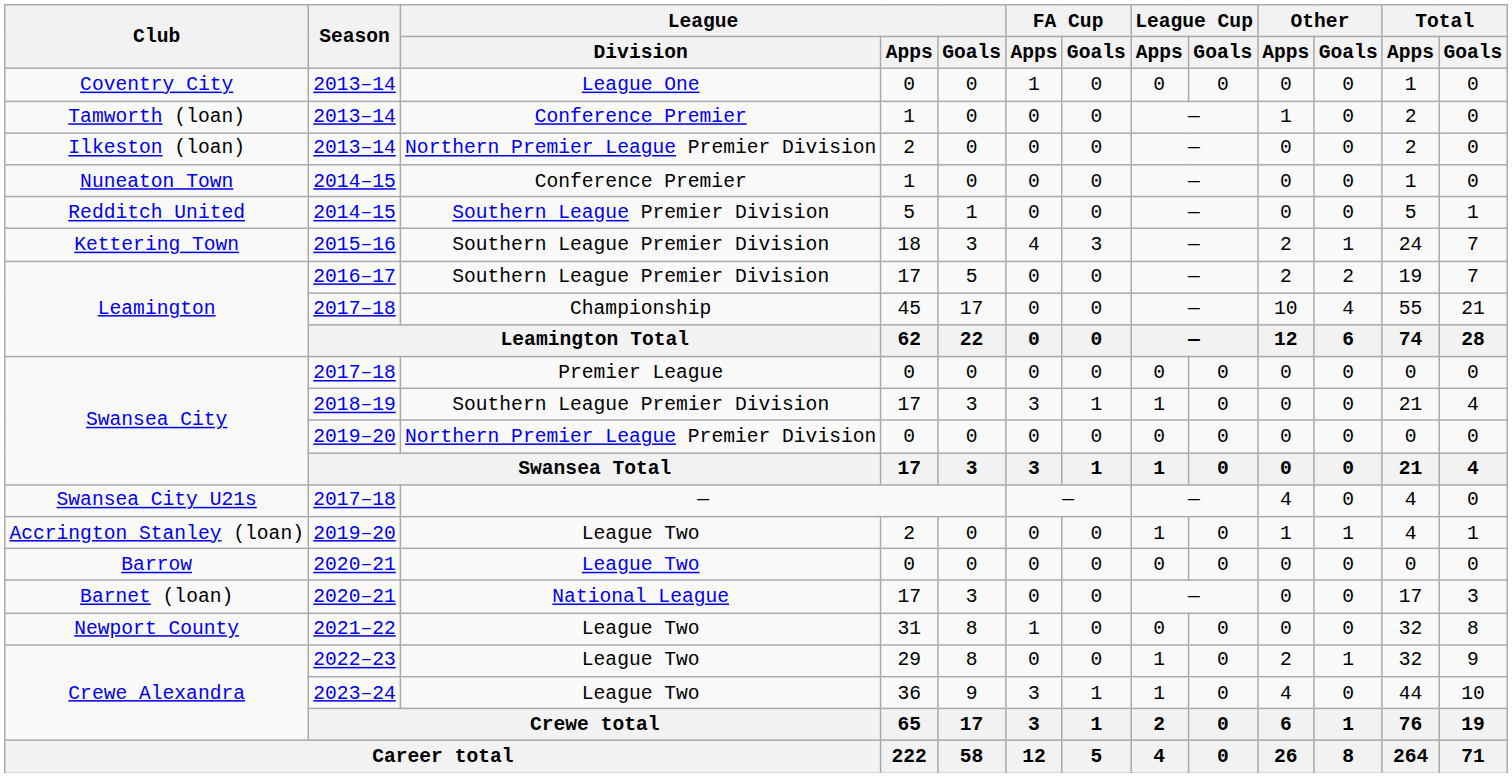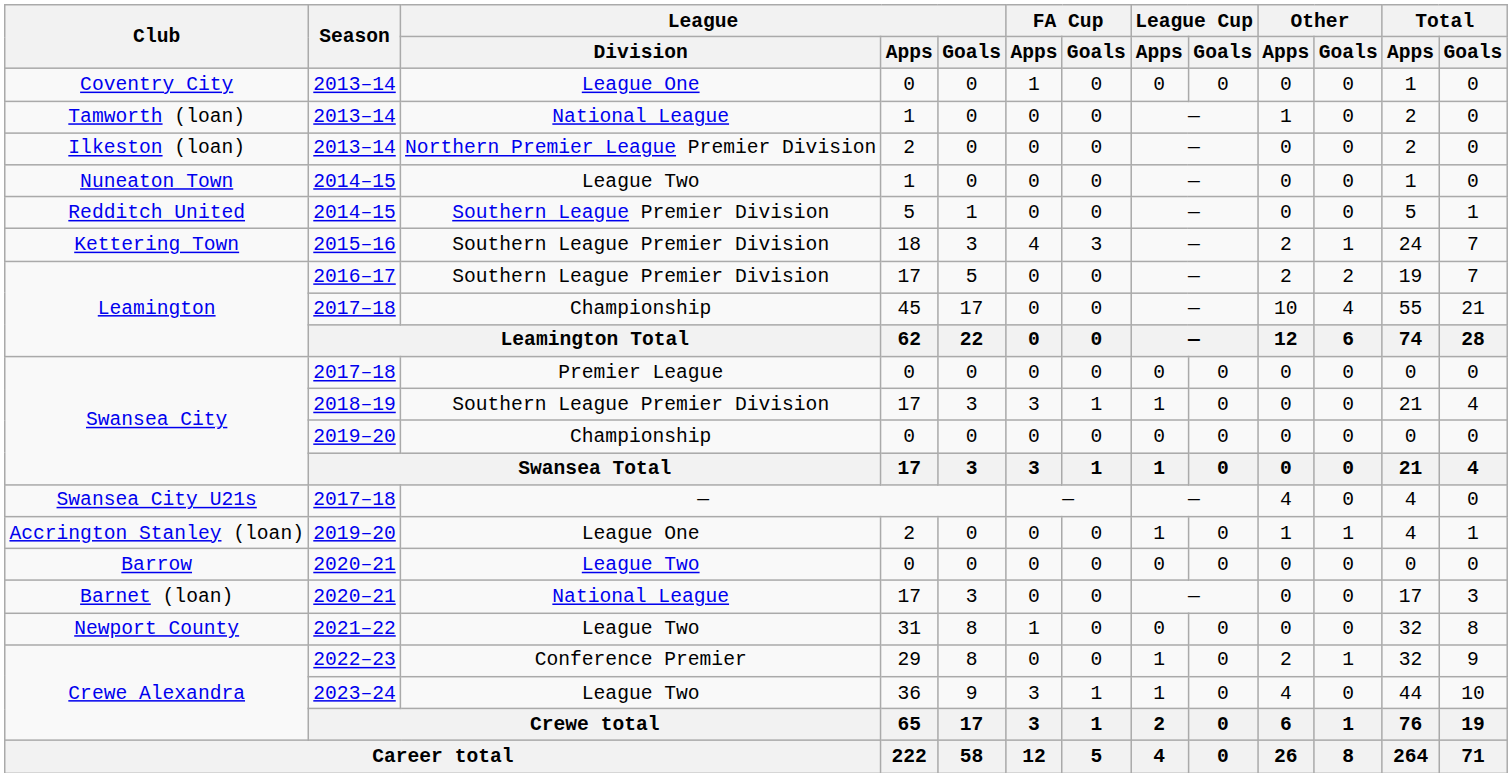(641, 117) Conference Premier -> (641, 117) National League
(641, 181) Conference Premier -> (641, 181) League Two
(641, 437) Northern Premier League Premier Division -> (641, 437) Championship
(641, 533) League Two -> (641, 533) League One
(641, 661) League Two -> (641, 661) Conference Premier
